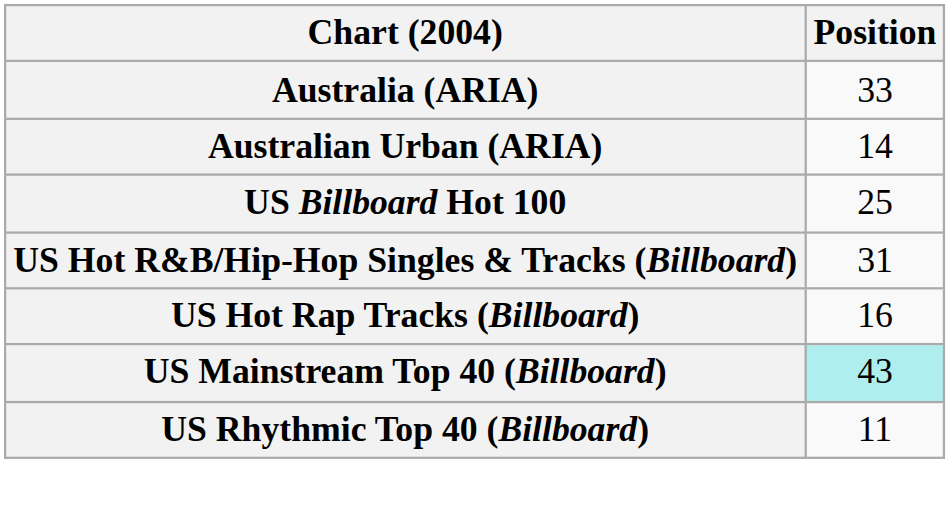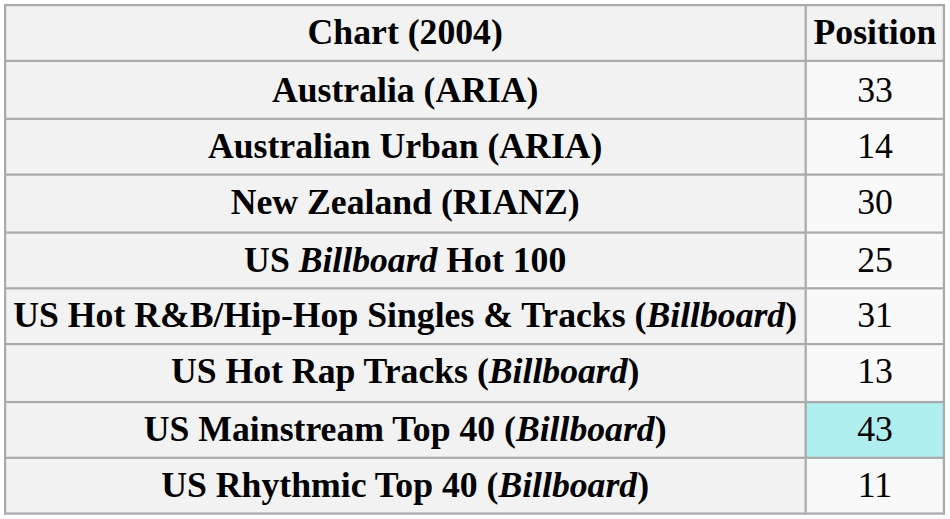+ row: (405, 202)
(875, 315) 16 -> (875, 372) 13
